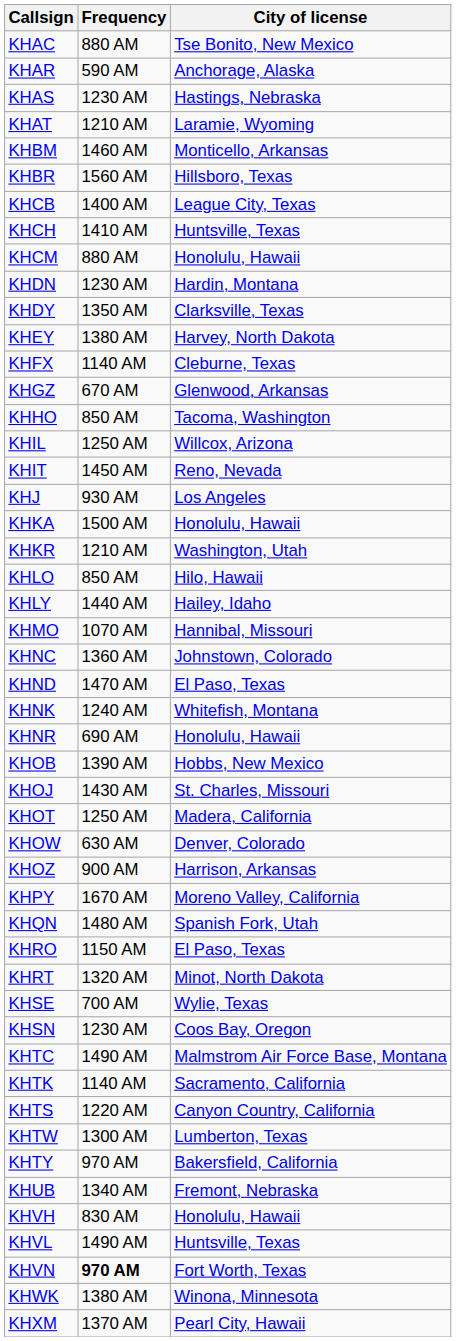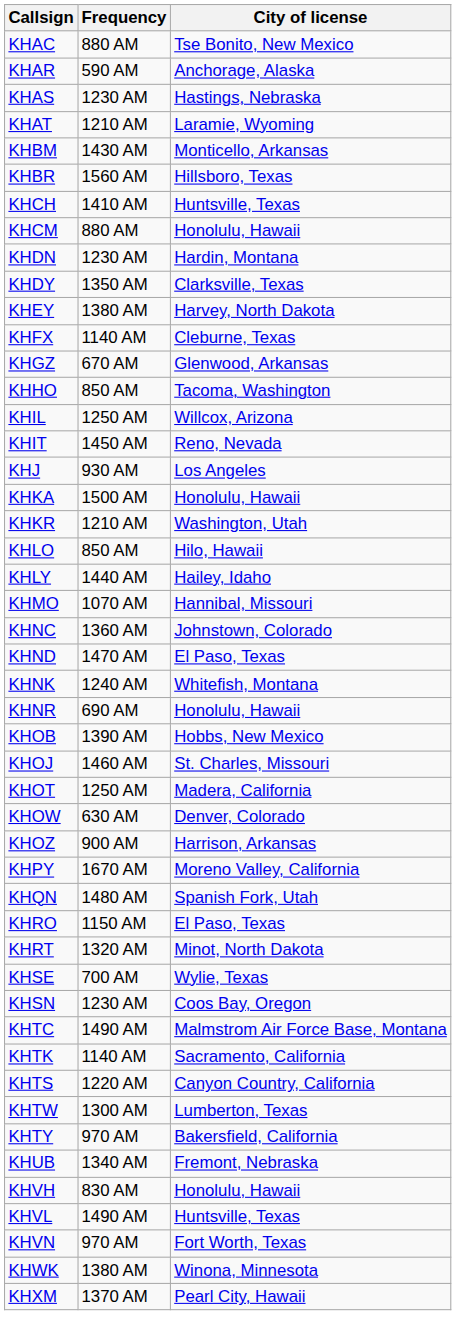(115, 151) 1460 AM -> (115, 151) 1430 AM
- row: (32, 204)
(115, 790) 1430 AM -> (115, 763) 1460 AM
(111, 1270) bold -> (110, 1243) normal
